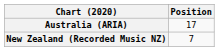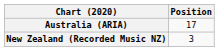(191, 39) 7 -> (191, 39) 3
